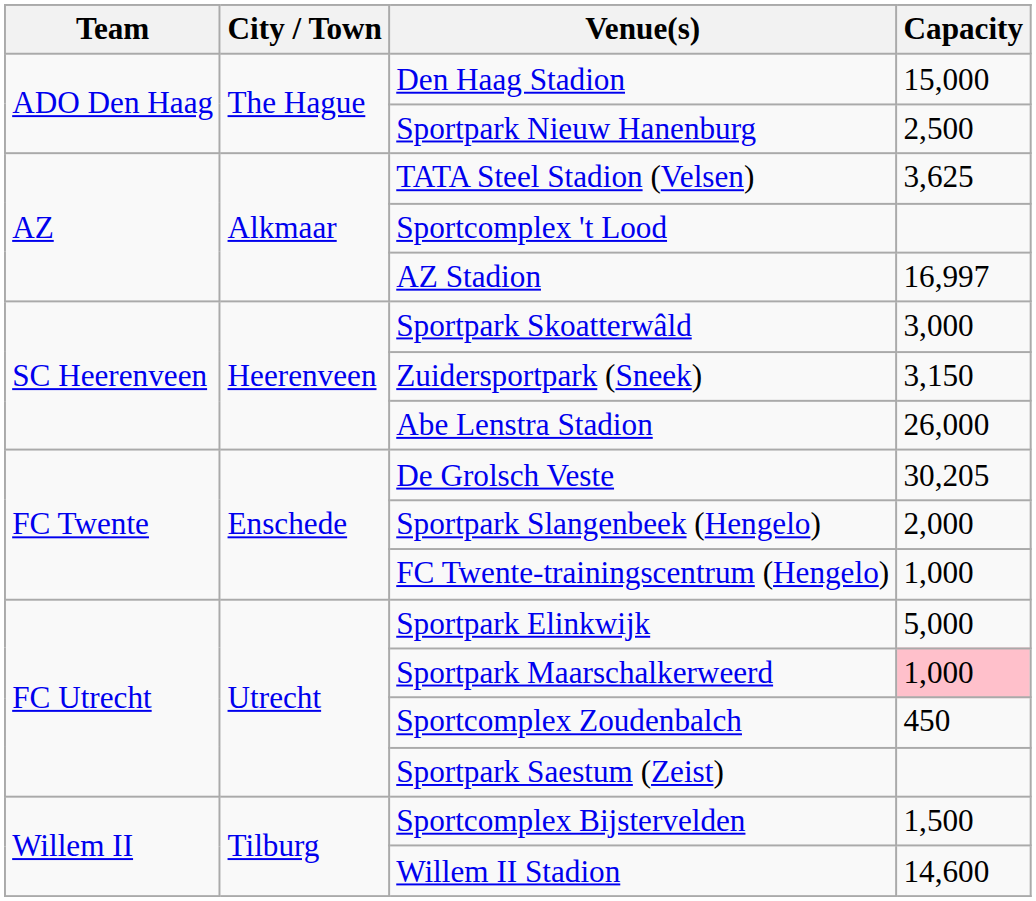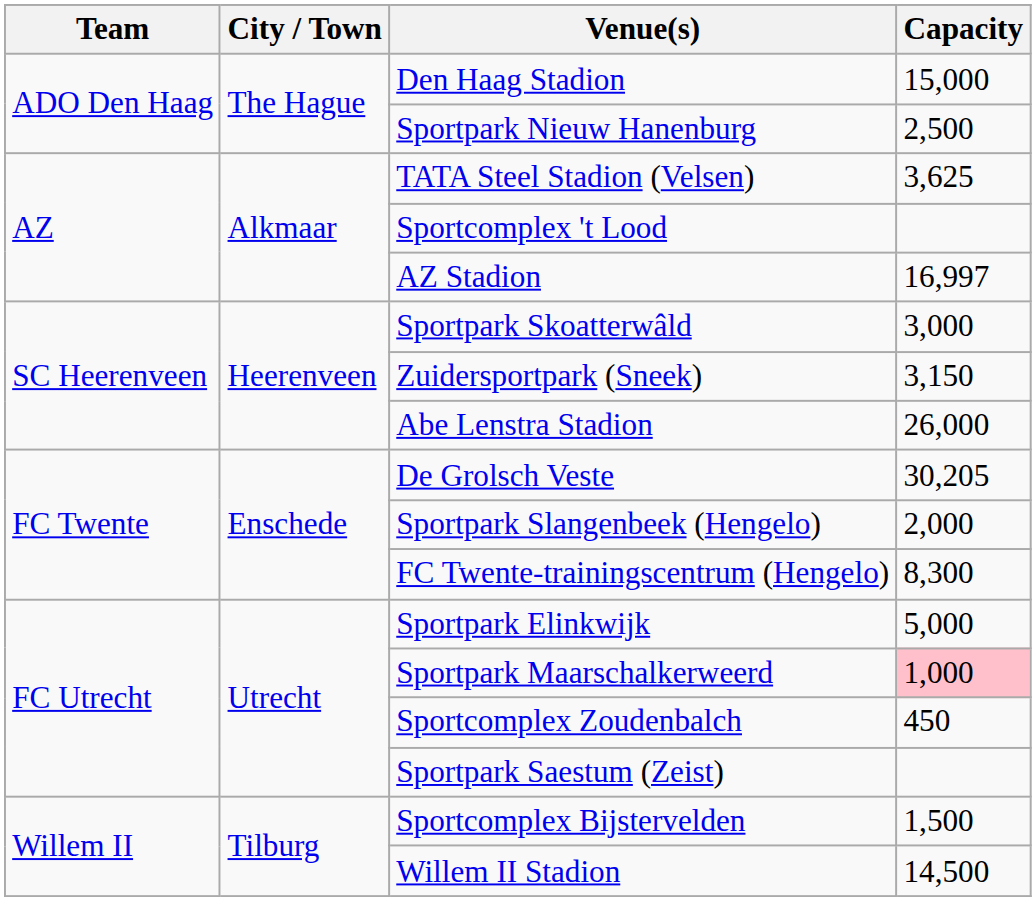(939, 573) 1,000 -> (939, 573) 8,300
(946, 870) 14,600 -> (946, 870) 14,500
